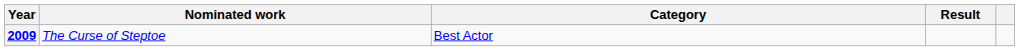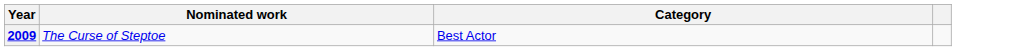- column: (960, 14)
